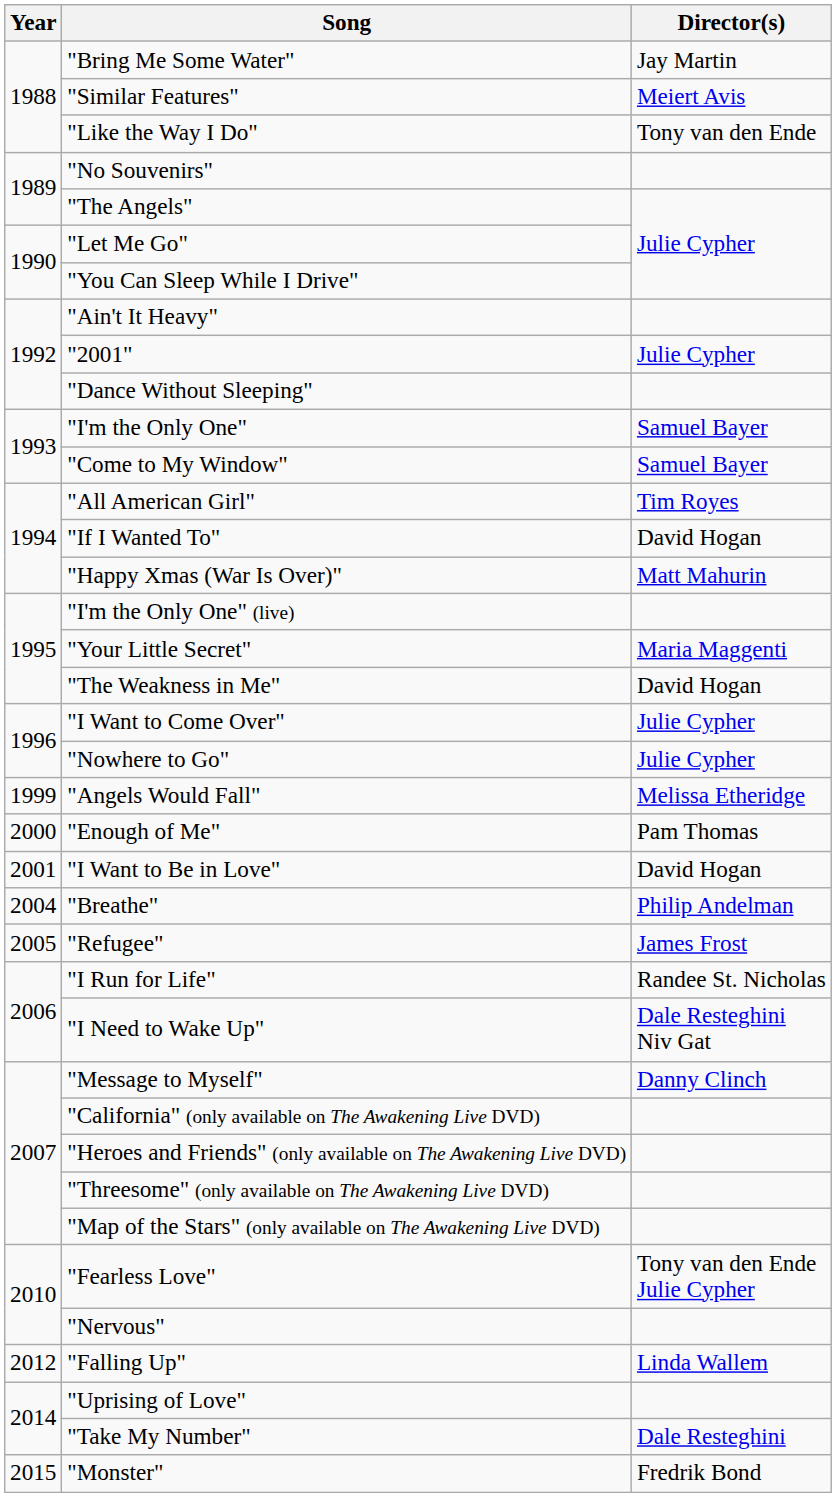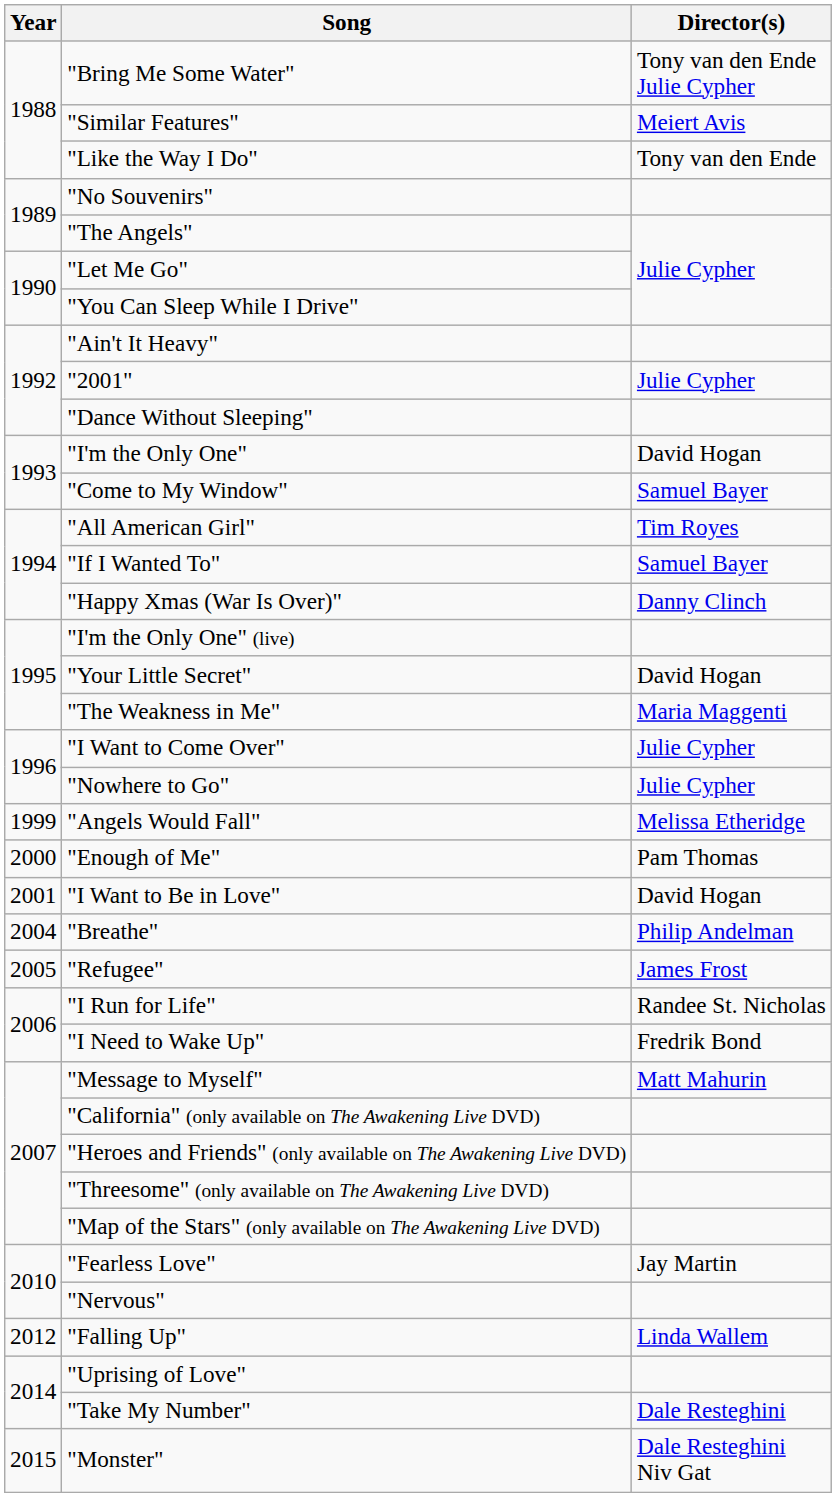(687, 59) Jay Martin -> (727, 72) Tony van den Ende Julie Cypher
(702, 427) Samuel Bayer -> (699, 453) David Hogan
(699, 538) David Hogan -> (702, 564) Samuel Bayer
(702, 574) Matt Mahurin -> (702, 600) Danny Clinch
(712, 648) Maria Maggenti -> (699, 674) David Hogan
(699, 685) David Hogan -> (712, 711) Maria Maggenti
(711, 1029) Dale Resteghini Niv Gat -> (699, 1042) Fredrik Bond
(702, 1079) Danny Clinch -> (702, 1079) Matt Mahurin
(727, 1276) Tony van den Ende Julie Cypher -> (687, 1263) Jay Martin
(699, 1473) Fredrik Bond -> (711, 1460) Dale Resteghini Niv Gat
